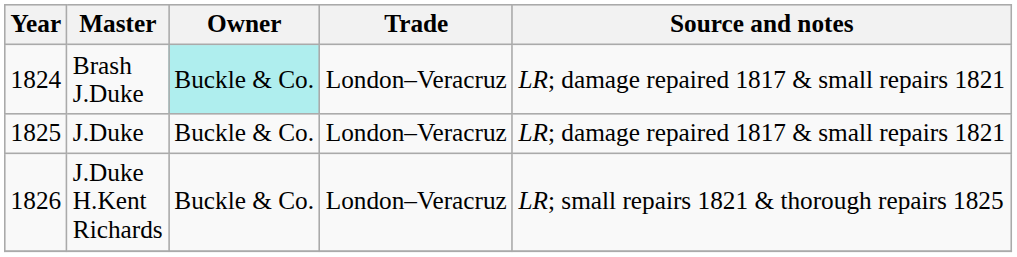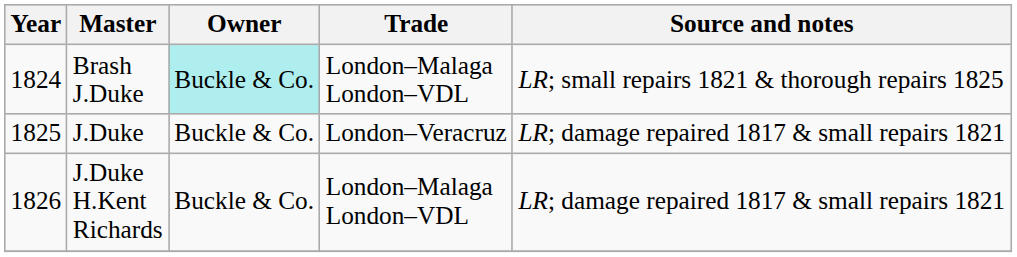(416, 78) London–Veracruz -> (409, 78) London–Malaga London–VDL
(762, 78) LR; damage repaired 1817 & small repairs 1821 -> (761, 78) LR; small repairs 1821 & thorough repairs 1825
(416, 201) London–Veracruz -> (409, 201) London–Malaga London–VDL
(761, 201) LR; small repairs 1821 & thorough repairs 1825 -> (762, 201) LR; damage repaired 1817 & small repairs 1821
